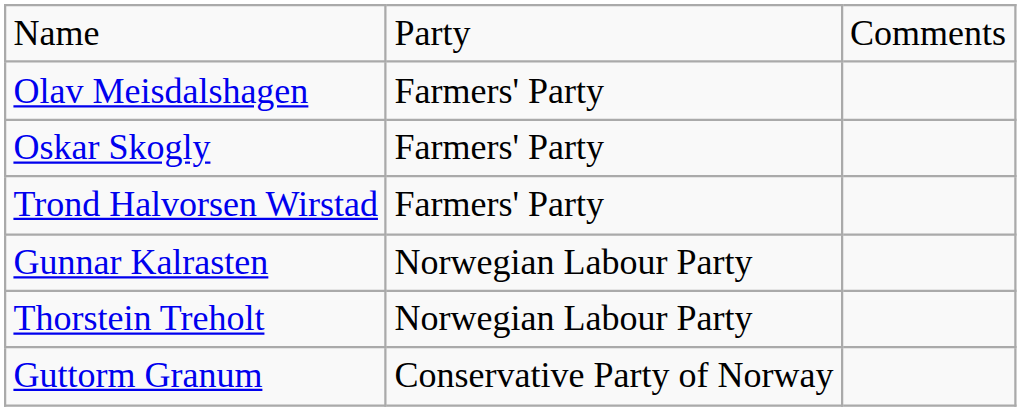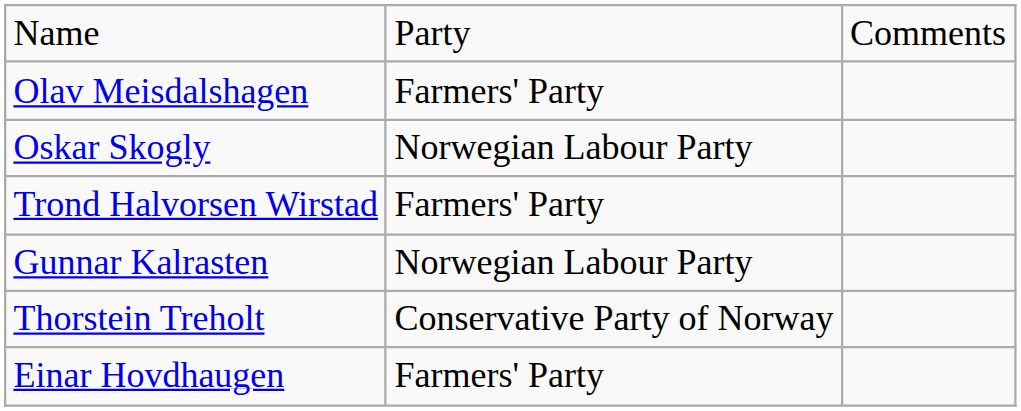(499, 147) Farmers' Party -> (573, 147) Norwegian Labour Party
(573, 318) Norwegian Labour Party -> (614, 318) Conservative Party of Norway
- row: (138, 375)
+ row: (149, 375)
